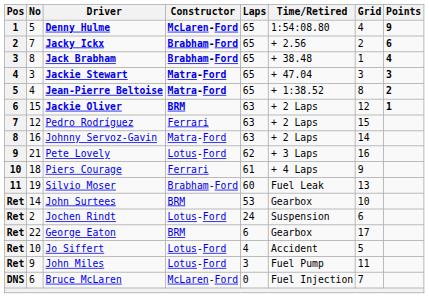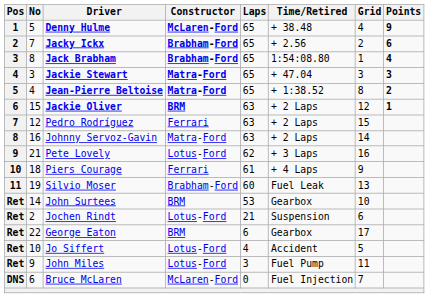(300, 28) 1:54:08.80 -> (291, 28) + 38.48
(291, 60) + 38.48 -> (300, 60) 1:54:08.80
(249, 217) 24 -> (249, 217) 21
